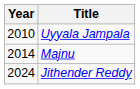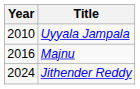(21, 53) 2014 -> (21, 53) 2016
